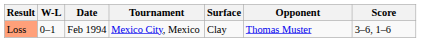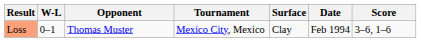columns swapped: (87, 12) <-> (298, 12)
